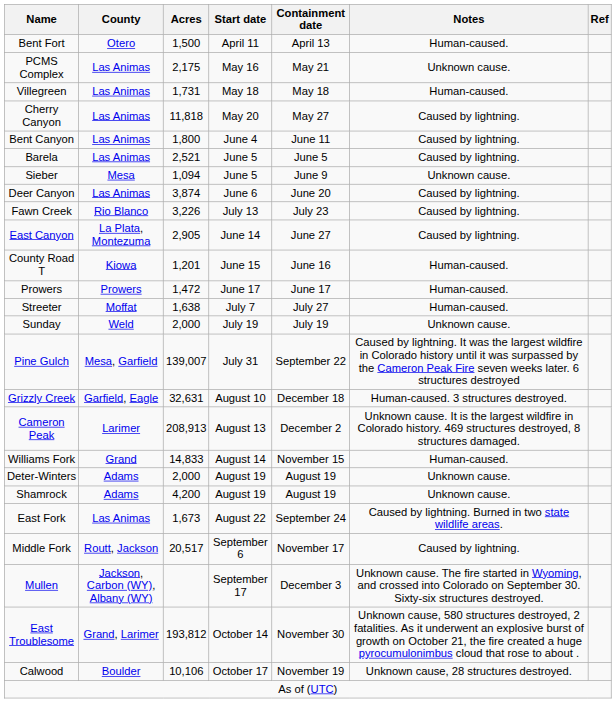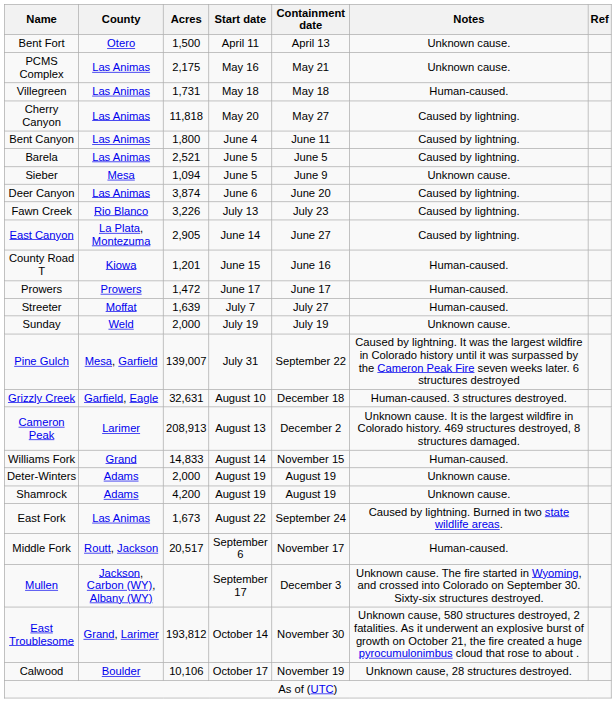(469, 43) Human-caused. -> (469, 43) Unknown cause.
(186, 307) 1,638 -> (186, 307) 1,639
(469, 549) Caused by lightning. -> (469, 549) Human-caused.
